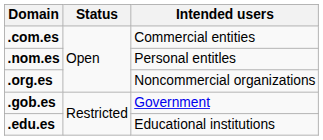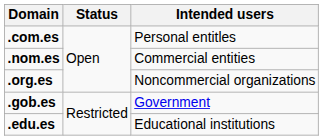(195, 37) Commercial entities -> (185, 37) Personal entitles
(185, 59) Personal entitles -> (195, 59) Commercial entities
